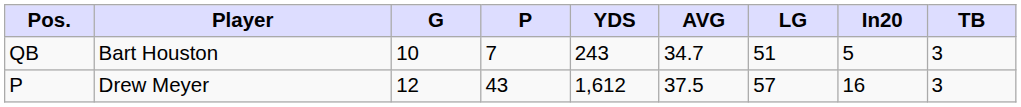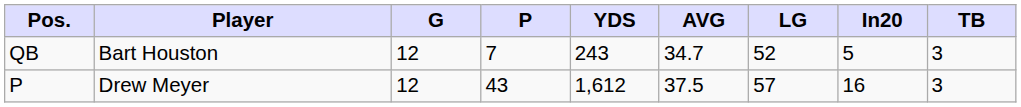(408, 53) 10 -> (408, 53) 12
(765, 53) 51 -> (765, 53) 52
